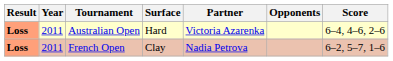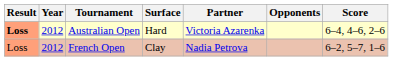(52, 30) 2011 -> (52, 30) 2012
(17, 47) bold -> (17, 47) normal
(52, 47) 2011 -> (52, 47) 2012
